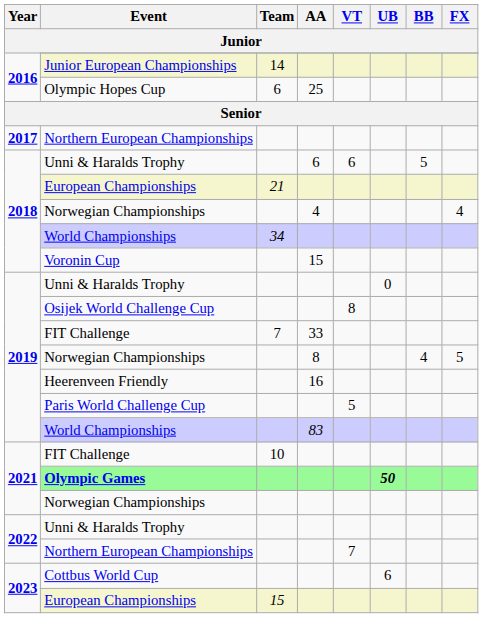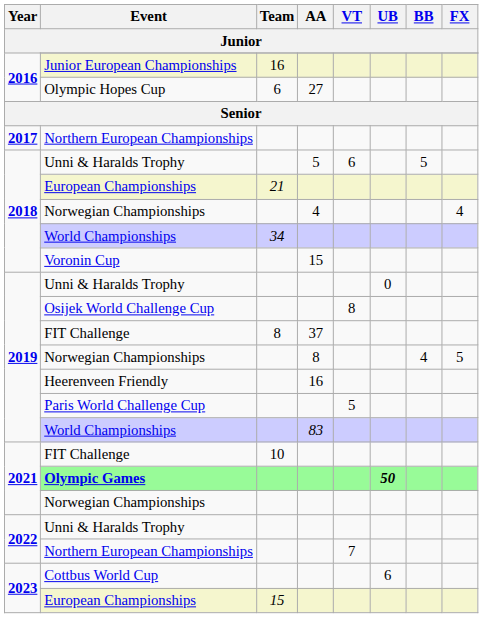(277, 65) 14 -> (277, 65) 16
(316, 89) 25 -> (316, 89) 27
(316, 162) 6 -> (316, 162) 5
(277, 332) 7 -> (277, 332) 8
(316, 332) 33 -> (316, 332) 37
